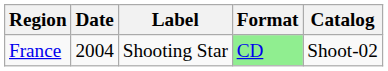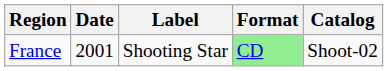(95, 50) 2004 -> (95, 50) 2001
